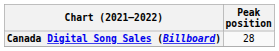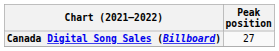(249, 39) 28 -> (249, 39) 27
